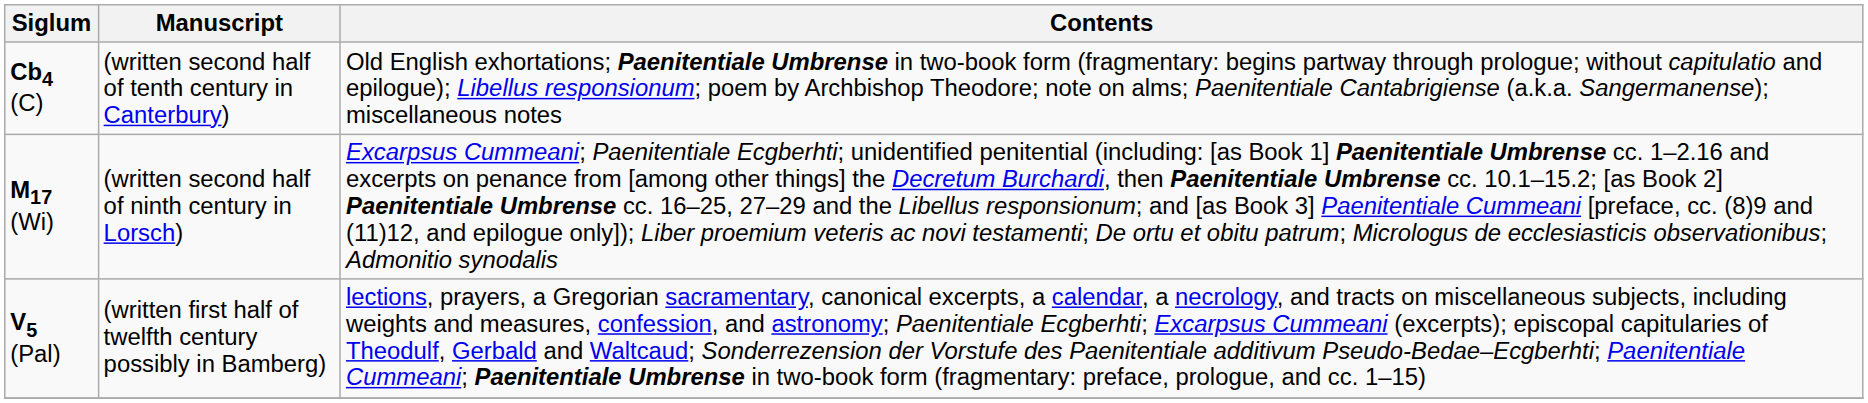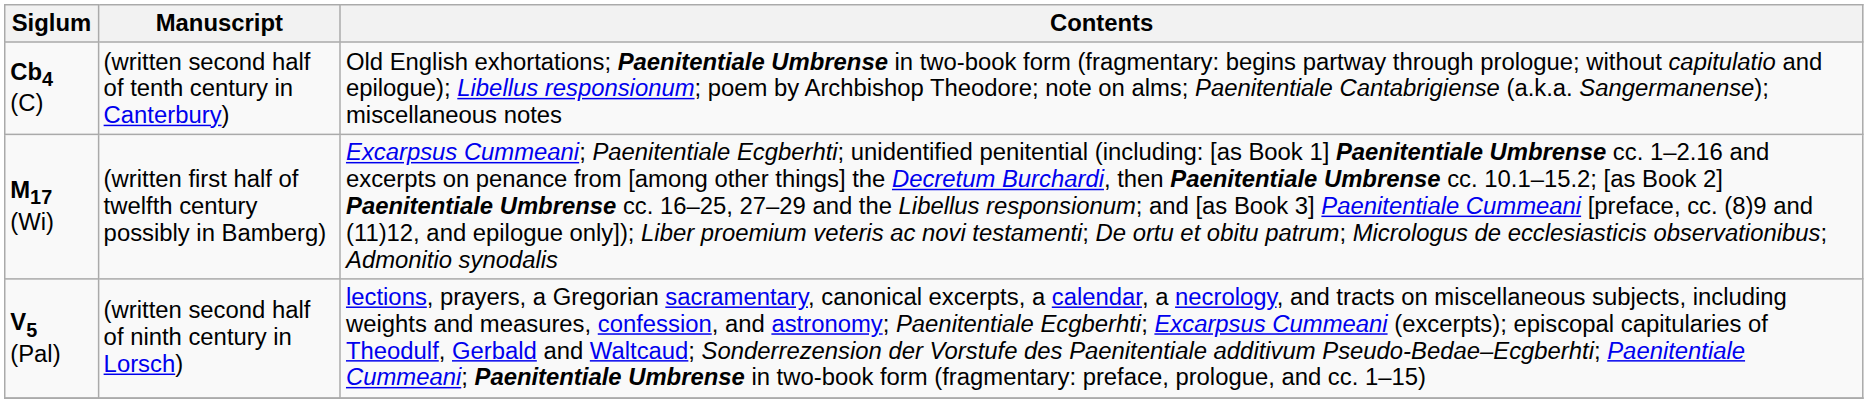(207, 206) (written second half of ninth century in Lorsch) -> (215, 206) (written first half of twelfth century possibly in Bamberg)
(215, 337) (written first half of twelfth century possibly in Bamberg) -> (207, 337) (written second half of ninth century in Lorsch)
